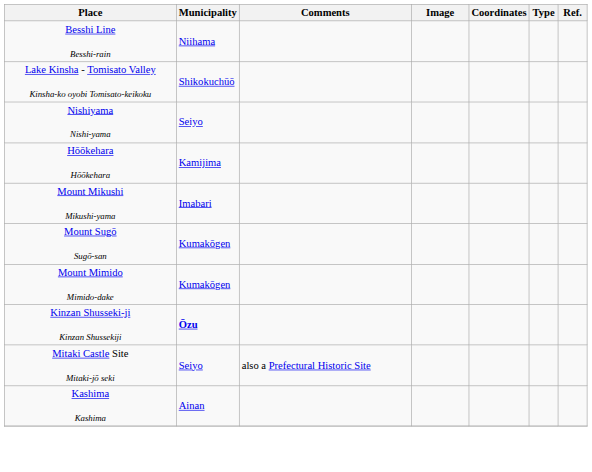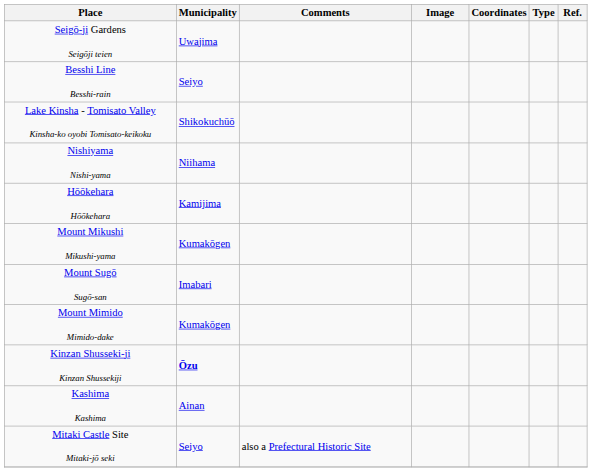+ row: (90, 41)
(197, 41) Niihama -> (191, 82) Seiyo
(191, 122) Seiyo -> (197, 163) Niihama
(195, 203) Imabari -> (205, 244) Kumakōgen
(205, 244) Kumakōgen -> (195, 284) Imabari
rows swapped: (90, 365) <-> (90, 406)
